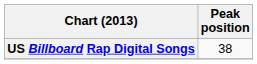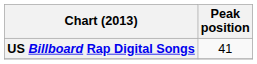(225, 48) 38 -> (225, 48) 41
